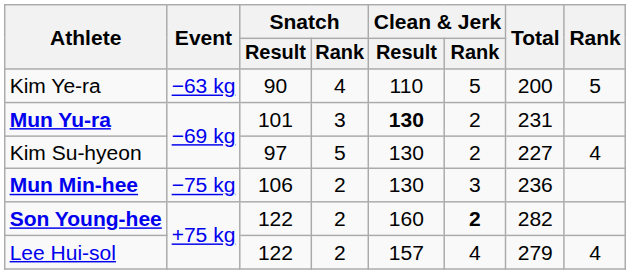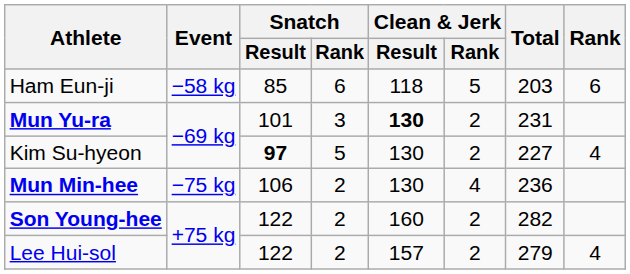+ row: (62, 86)
- row: (55, 86)
(275, 153) normal -> (275, 153) bold
(475, 186) 3 -> (475, 186) 4
(475, 219) bold -> (475, 219) normal
(475, 252) 4 -> (475, 252) 2
